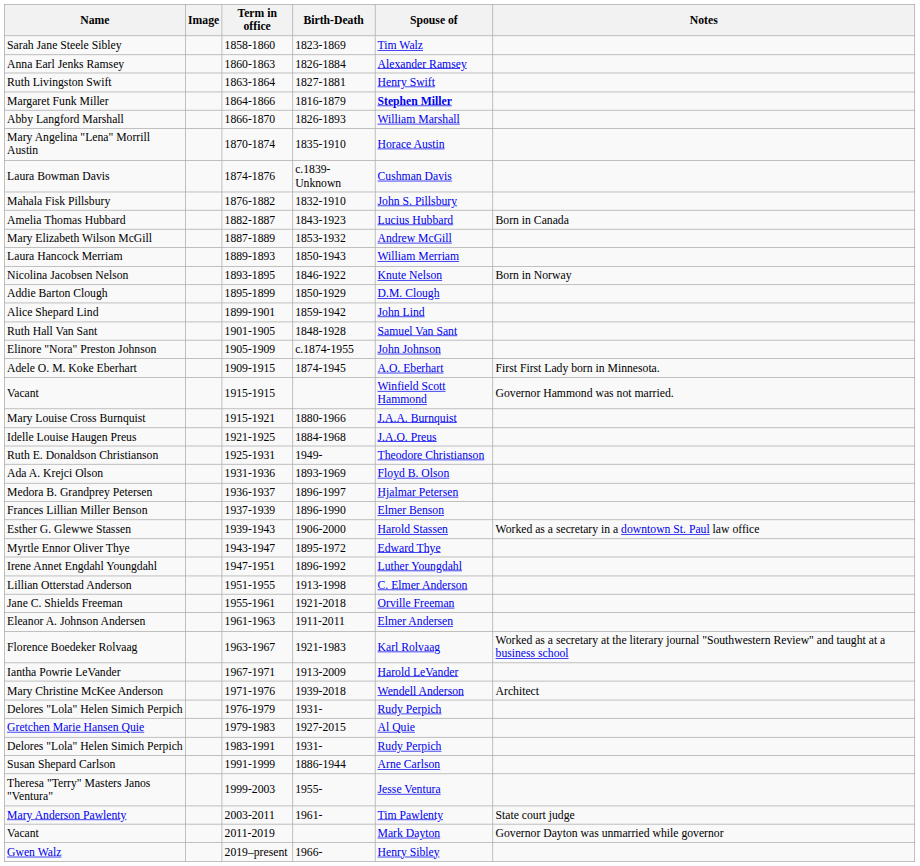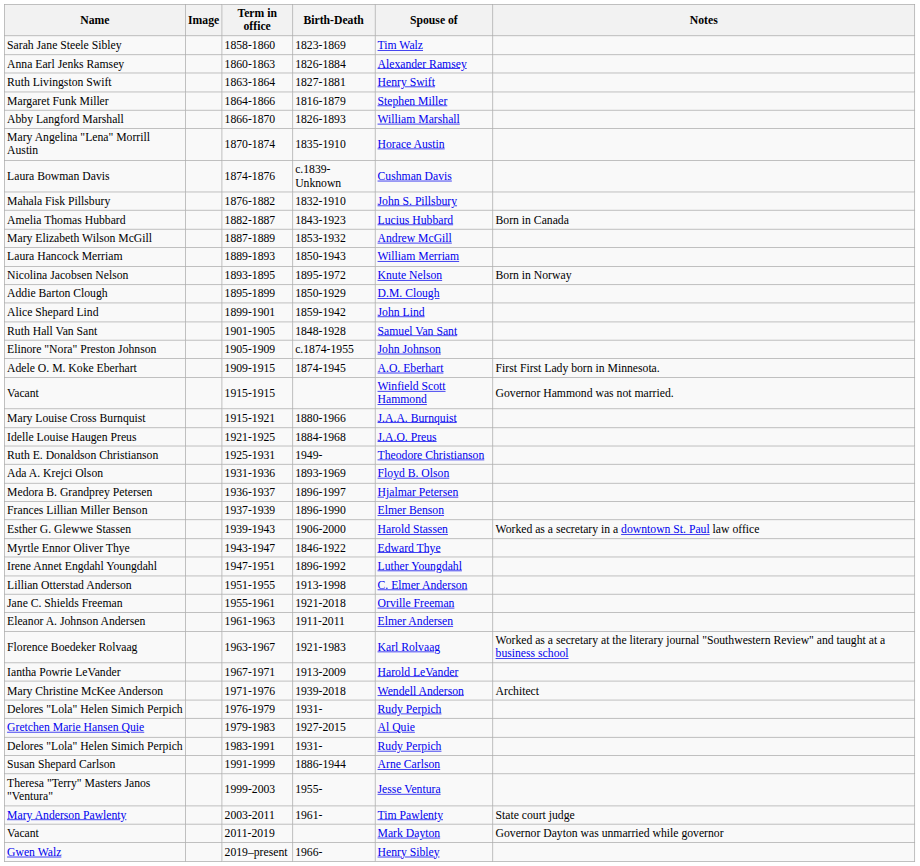(415, 100) bold -> (412, 100) normal
(320, 275) 1846-1922 -> (320, 275) 1895-1972
(320, 547) 1895-1972 -> (320, 547) 1846-1922
